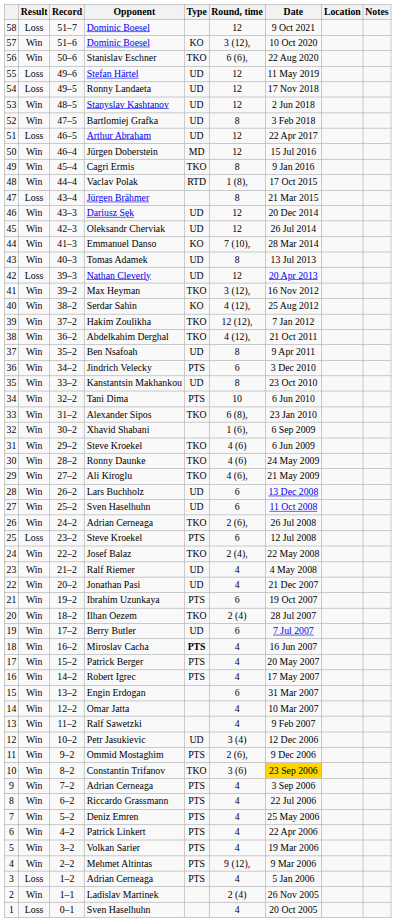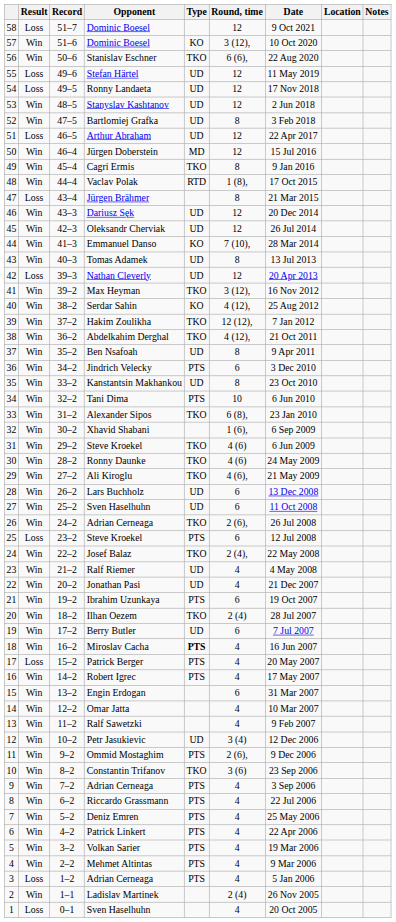(34, 662) Win -> (34, 662) Loss
(293, 770) gold background -> (293, 770) no background
(237, 863) 9 (12), -> (237, 863) 4
